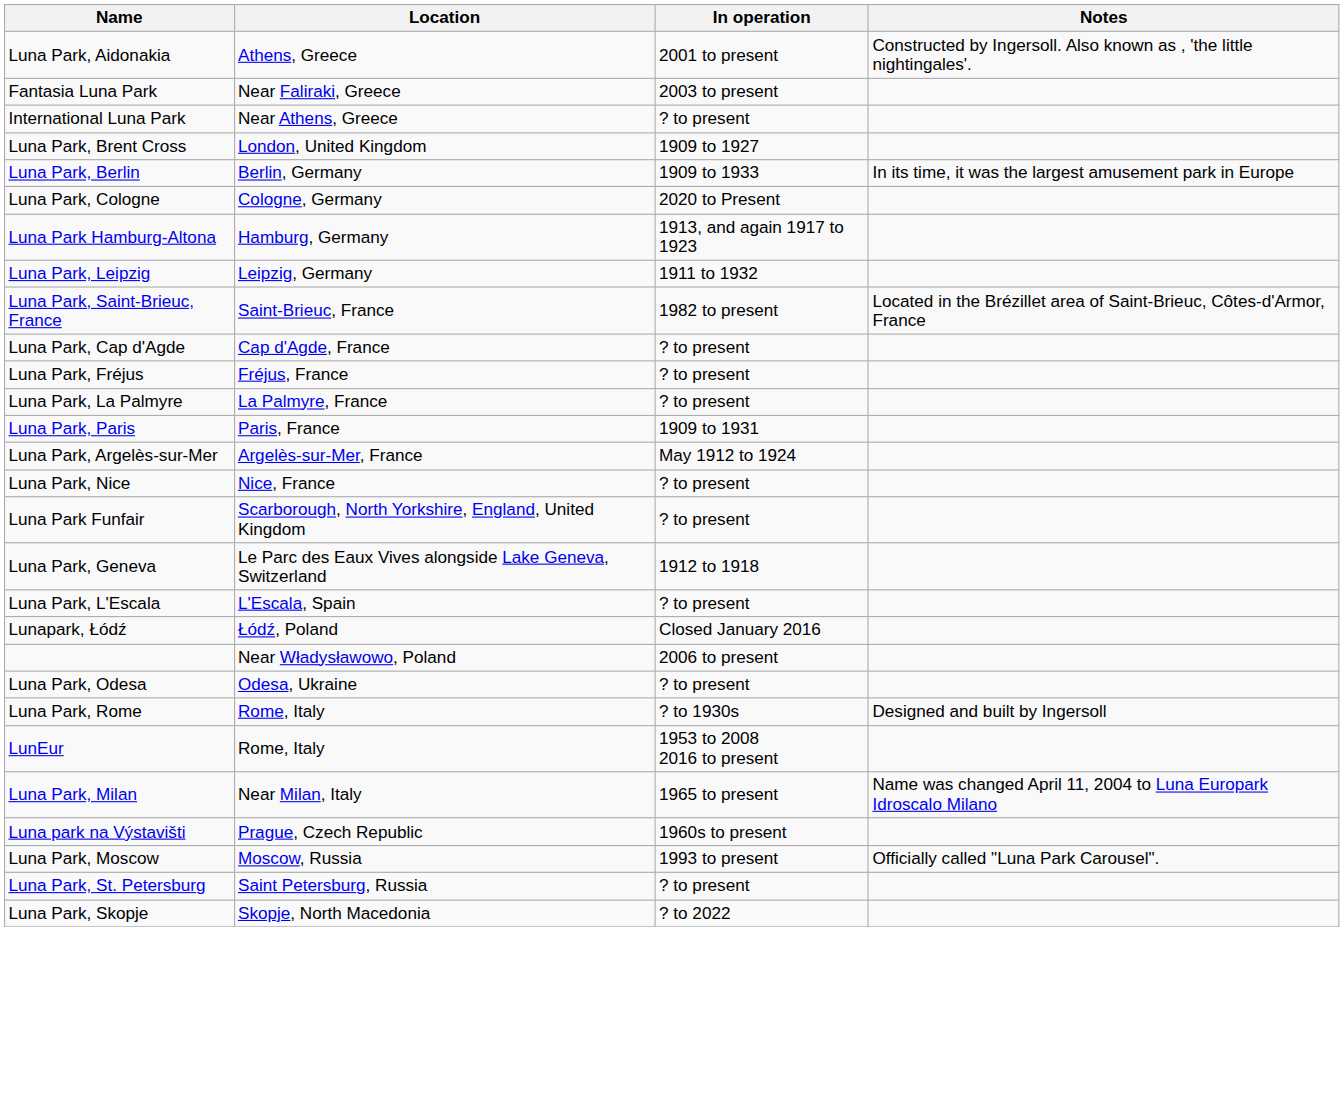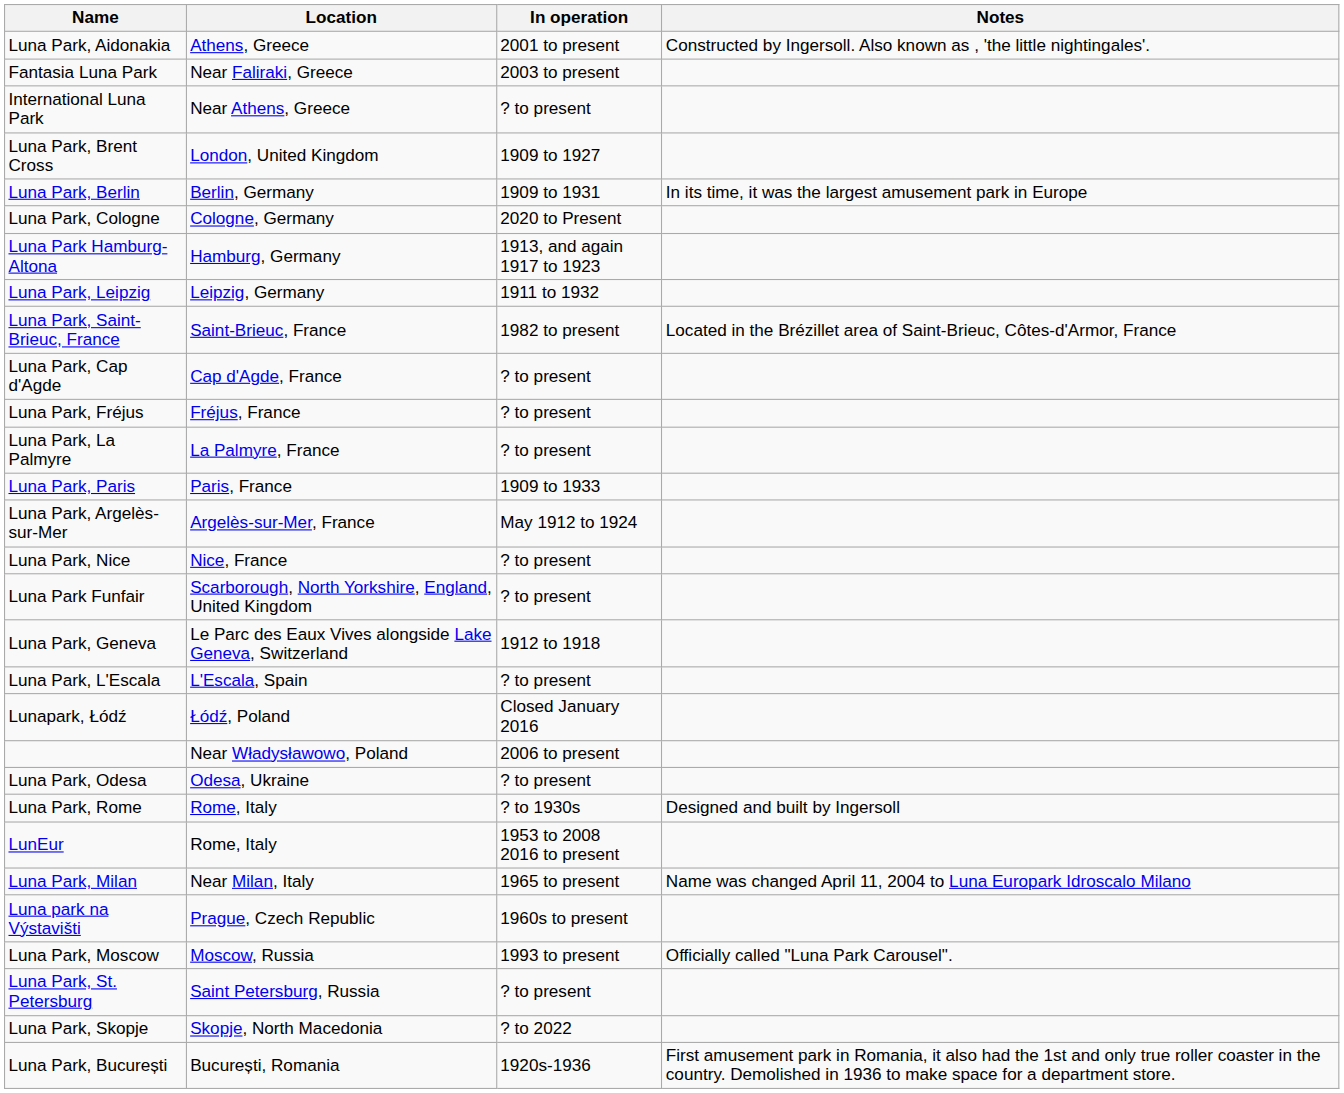(709, 173) 1909 to 1933 -> (550, 192) 1909 to 1931
(709, 428) 1909 to 1931 -> (550, 486) 1909 to 1933
+ row: (88, 1065)
